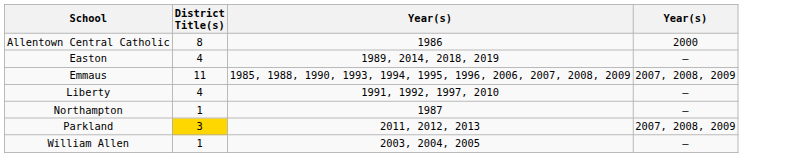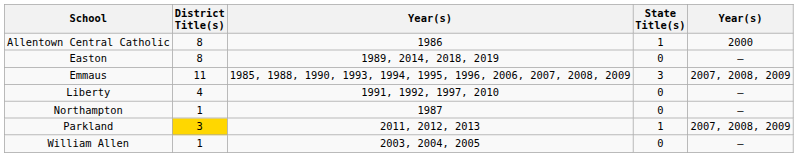+ column: (660, 19)
(200, 59) 4 -> (200, 59) 8
